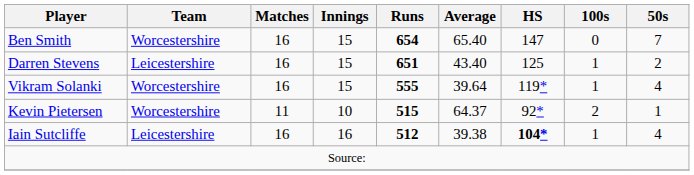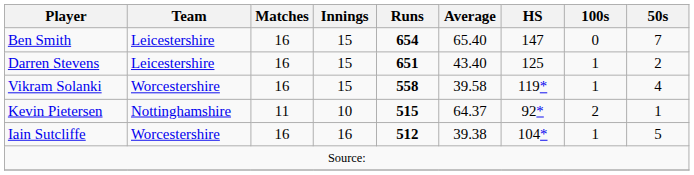(175, 39) Worcestershire -> (173, 39) Leicestershire
(407, 87) 555 -> (407, 87) 558
(470, 87) 39.64 -> (470, 87) 39.58
(175, 110) Worcestershire -> (181, 110) Nottinghamshire
(173, 134) Leicestershire -> (175, 134) Worcestershire
(533, 134) bold -> (533, 134) normal
(658, 134) 4 -> (658, 134) 5
